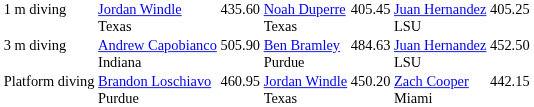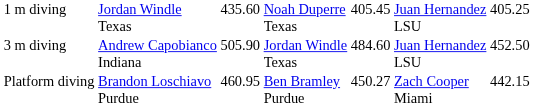(302, 53) Ben Bramley Purdue -> (305, 53) Jordan Windle Texas
(371, 45) 484.63 -> (371, 45) 484.60
(305, 89) Jordan Windle Texas -> (302, 89) Ben Bramley Purdue
(371, 81) 450.20 -> (371, 81) 450.27
